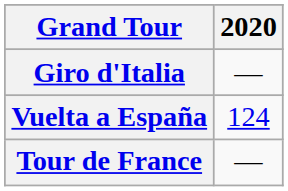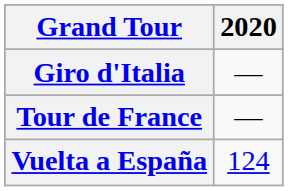rows swapped: (109, 161) <-> (109, 116)
